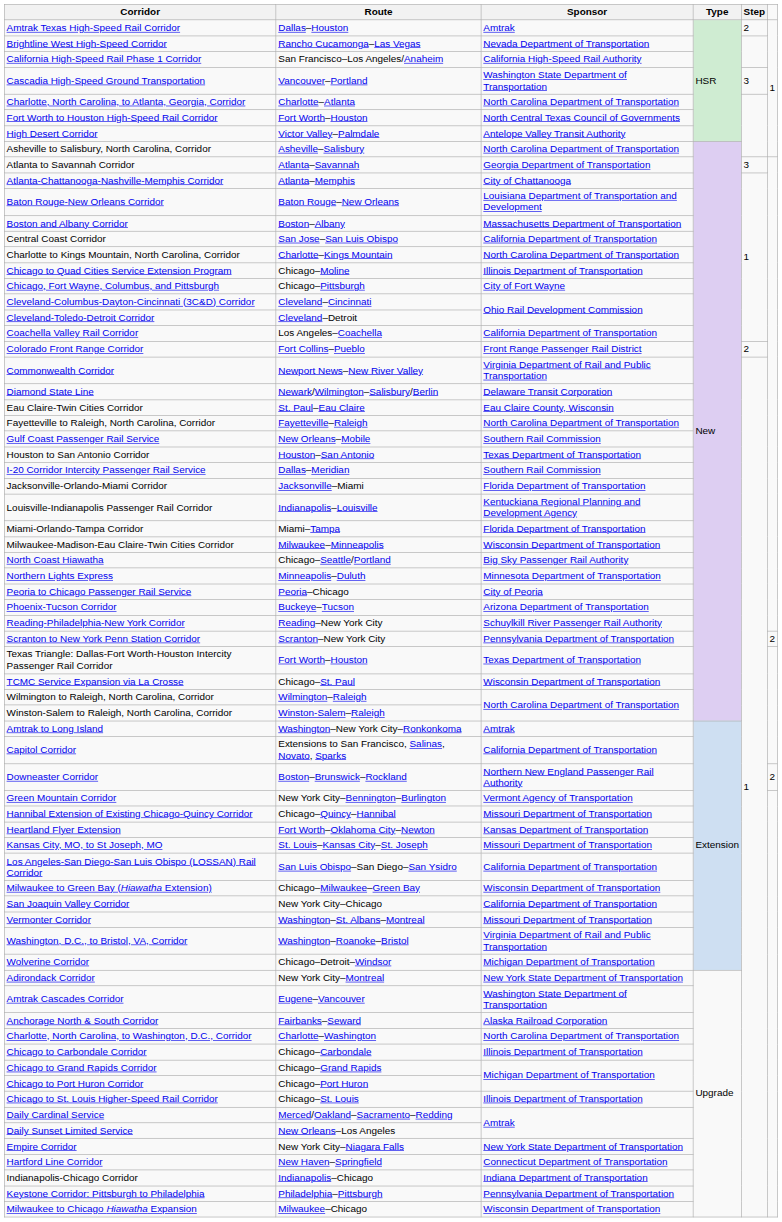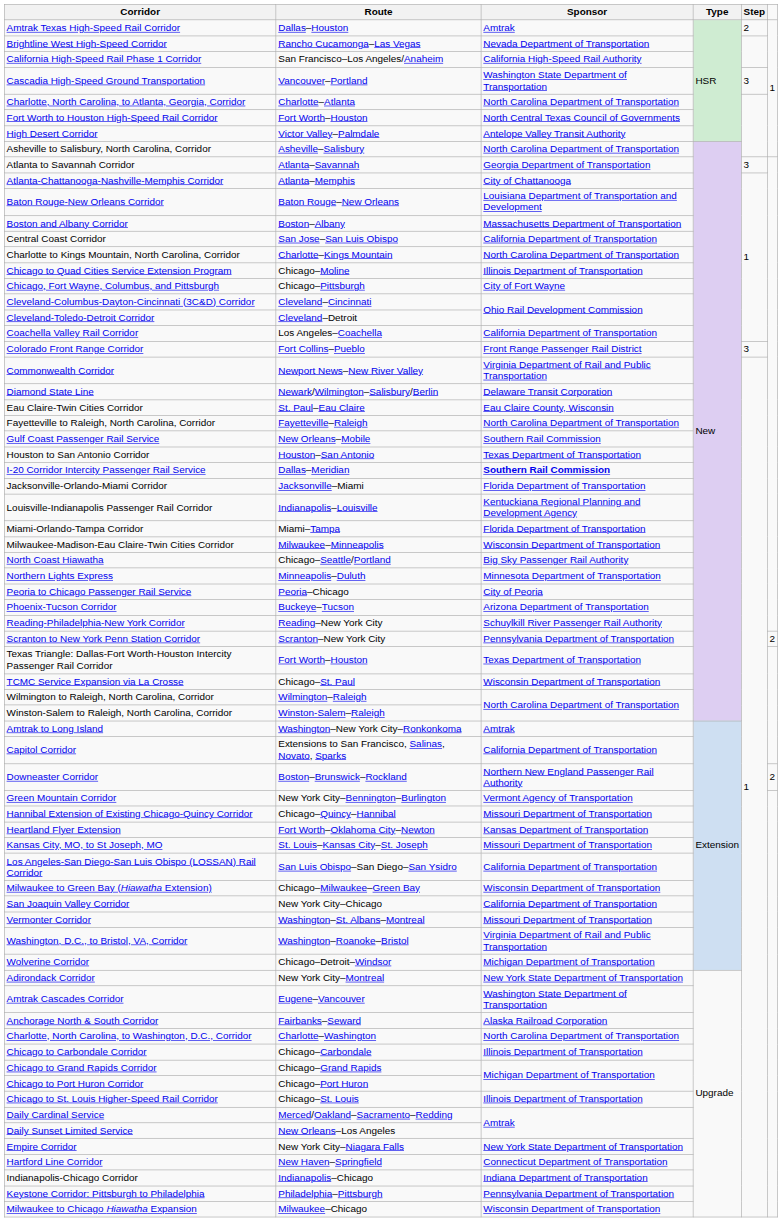(746, 349) 2 -> (746, 349) 3
(542, 470) normal -> (547, 470) bold
